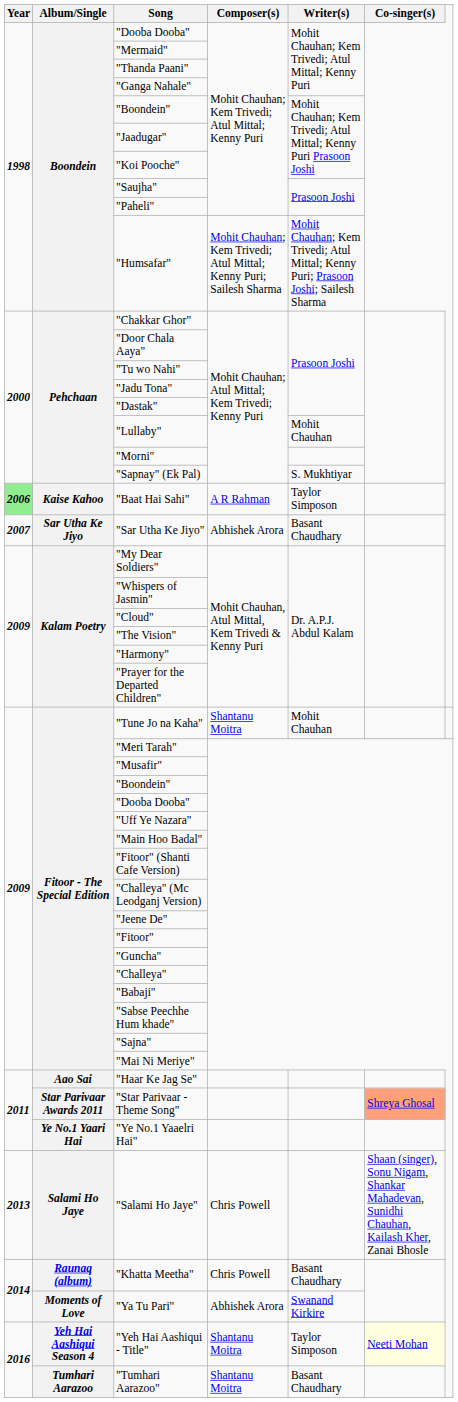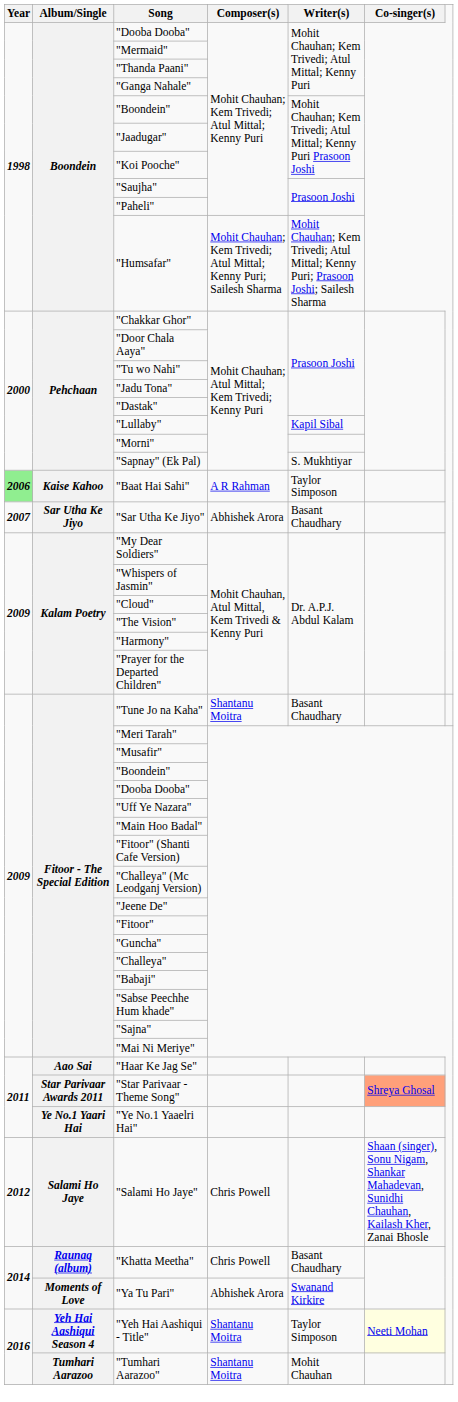(311, 431) Mohit Chauhan -> (317, 424) Kapil Sibal
(311, 723) Mohit Chauhan -> (316, 710) Basant Chaudhary
(19, 1205) 2013 -> (19, 1192) 2012
(316, 1381) Basant Chaudhary -> (311, 1368) Mohit Chauhan
